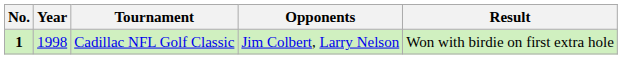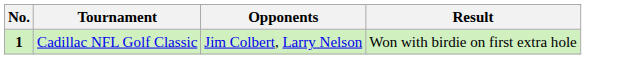- column: (52, 17)
